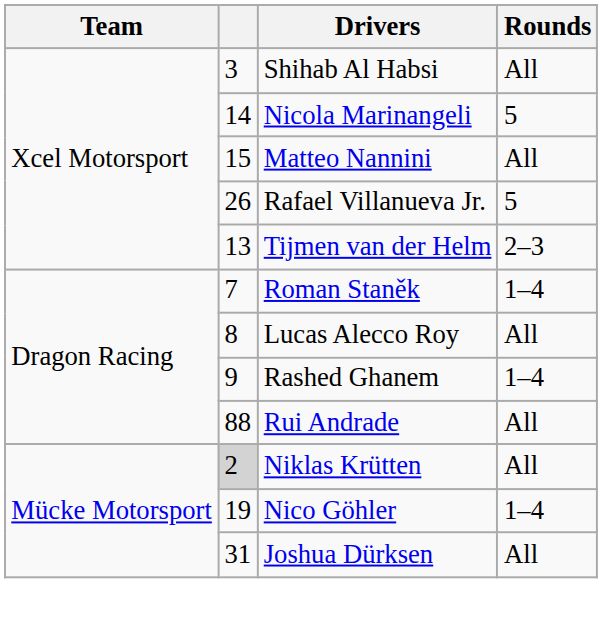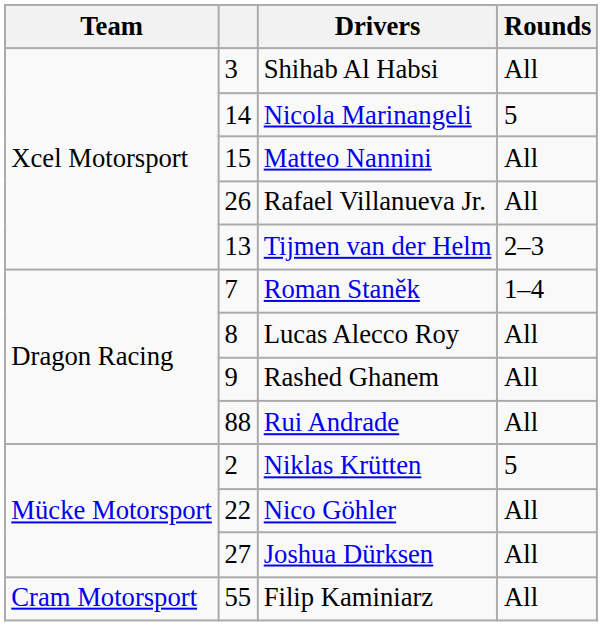(511, 201) 5 -> (521, 201) All
(524, 377) 1–4 -> (521, 377) All
(231, 465) lightgrey background -> (231, 465) no background
(521, 465) All -> (511, 465) 5
(238, 509) 19 -> (238, 509) 22
(524, 509) 1–4 -> (521, 509) All
(238, 553) 31 -> (238, 553) 27
+ row: (348, 597)
